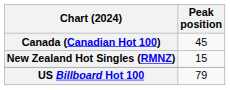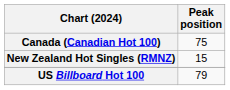(201, 42) 45 -> (201, 42) 75
